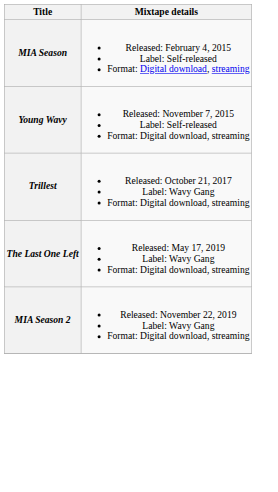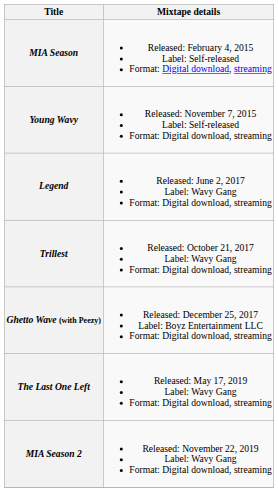+ row: (54, 186)
+ row: (54, 320)
